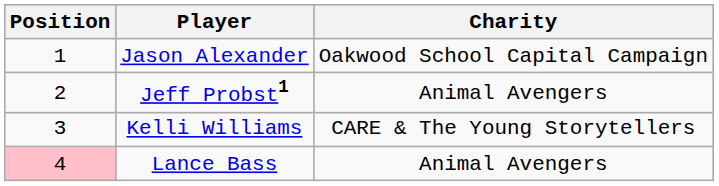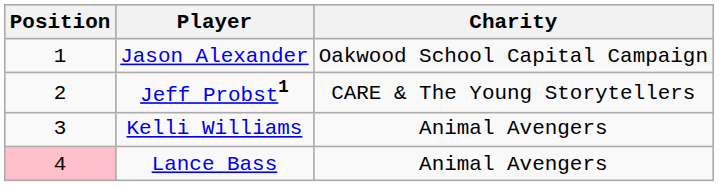(513, 93) Animal Avengers -> (513, 93) CARE & The Young Storytellers
(513, 130) CARE & The Young Storytellers -> (513, 130) Animal Avengers
